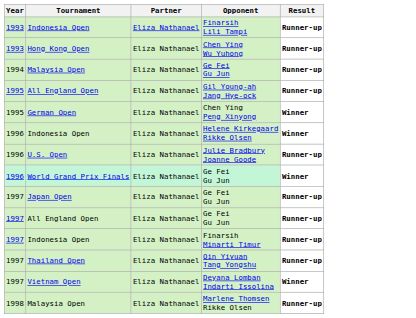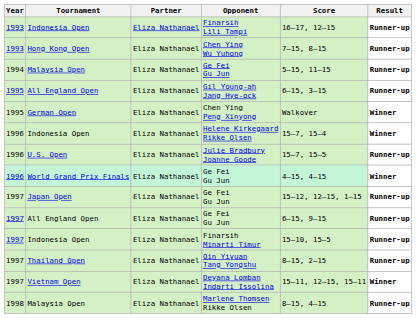+ column: (324, 10)
